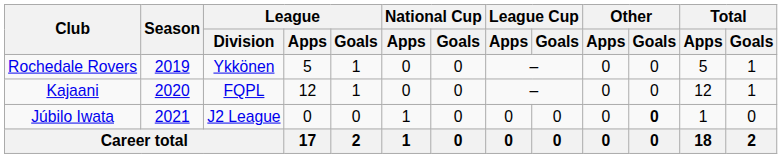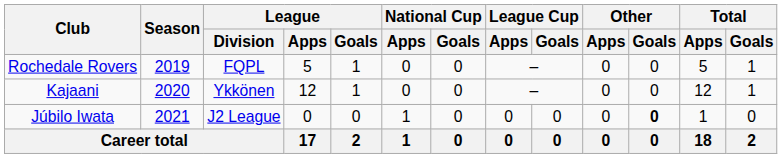(244, 66) Ykkönen -> (244, 66) FQPL
(244, 91) FQPL -> (244, 91) Ykkönen
